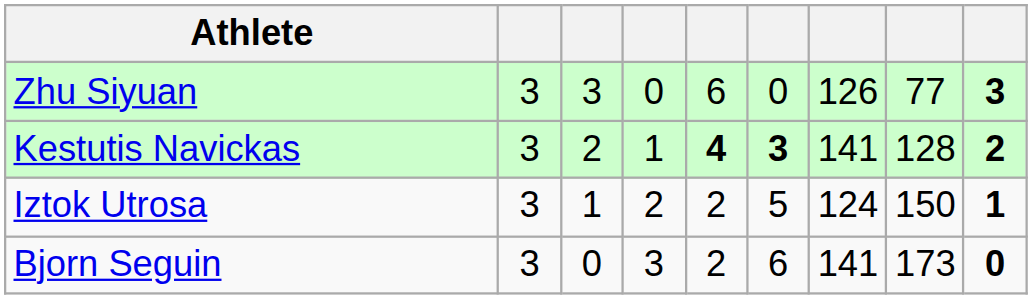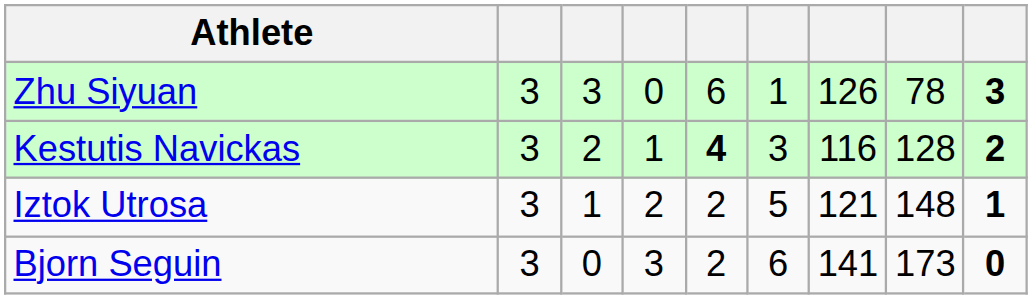(778, 90) 0 -> (778, 90) 1
(925, 90) 77 -> (925, 90) 78
(778, 148) bold -> (778, 148) normal
(848, 148) 141 -> (848, 148) 116
(848, 206) 124 -> (848, 206) 121
(925, 206) 150 -> (925, 206) 148
